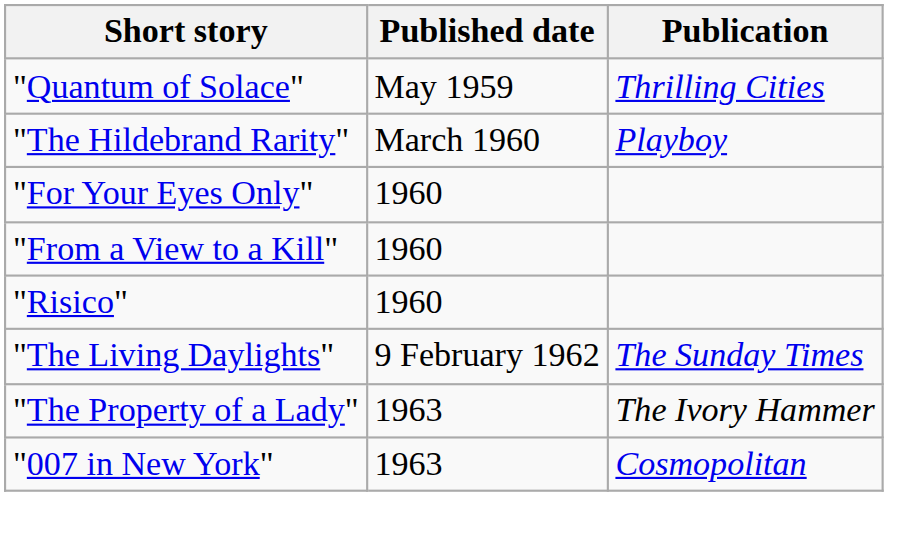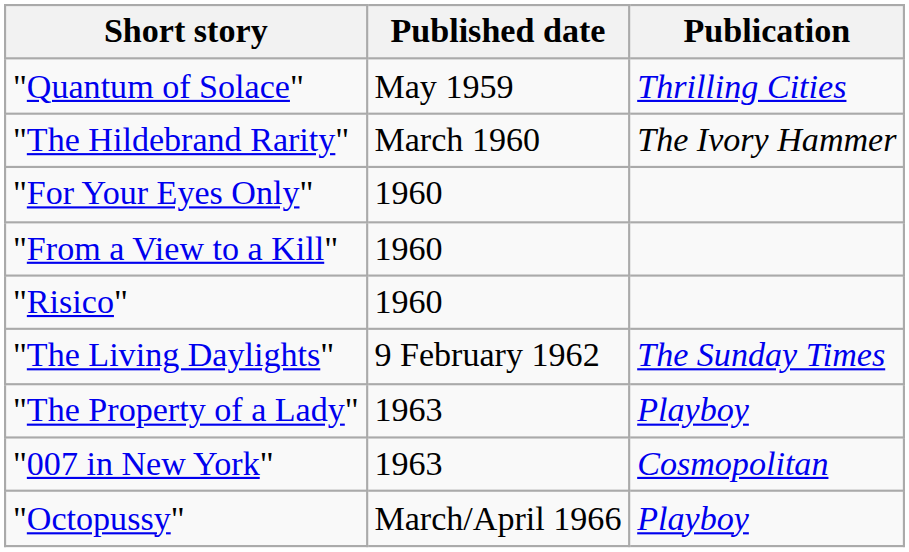(671, 139) Playboy -> (767, 139) The Ivory Hammer
(745, 409) The Ivory Hammer -> (693, 409) Playboy
+ row: (99, 517)
